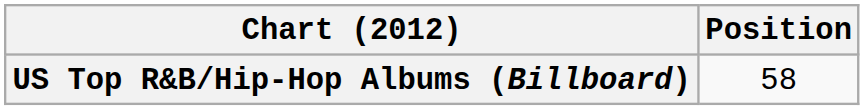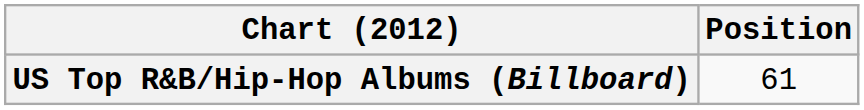(779, 80) 58 -> (779, 80) 61
